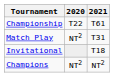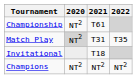+ column: (121, 11)
(76, 23) T22 -> (76, 24) NT2
(76, 37) no background -> (76, 39) lightgrey background
